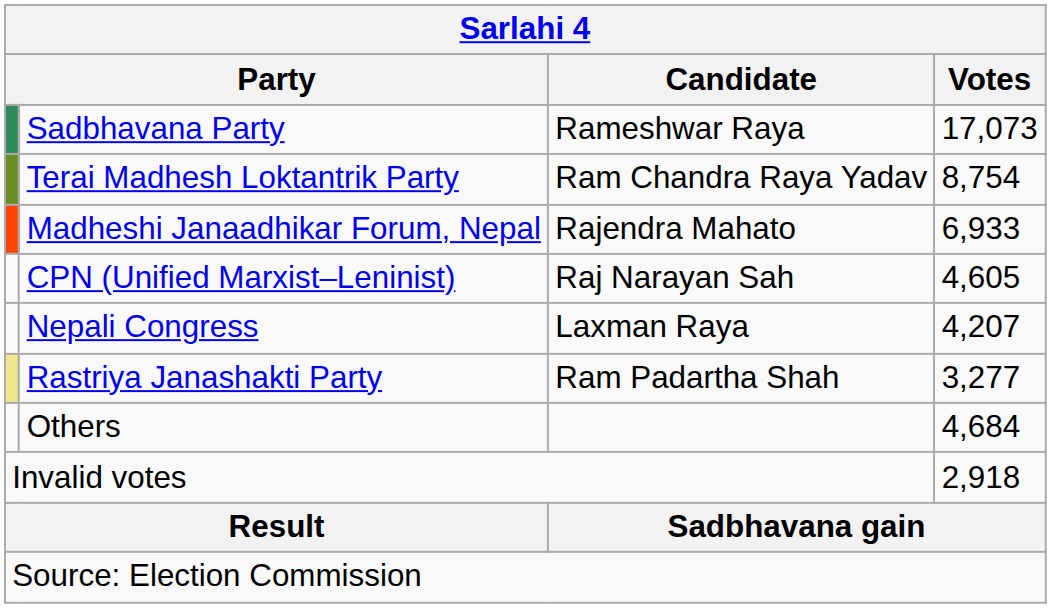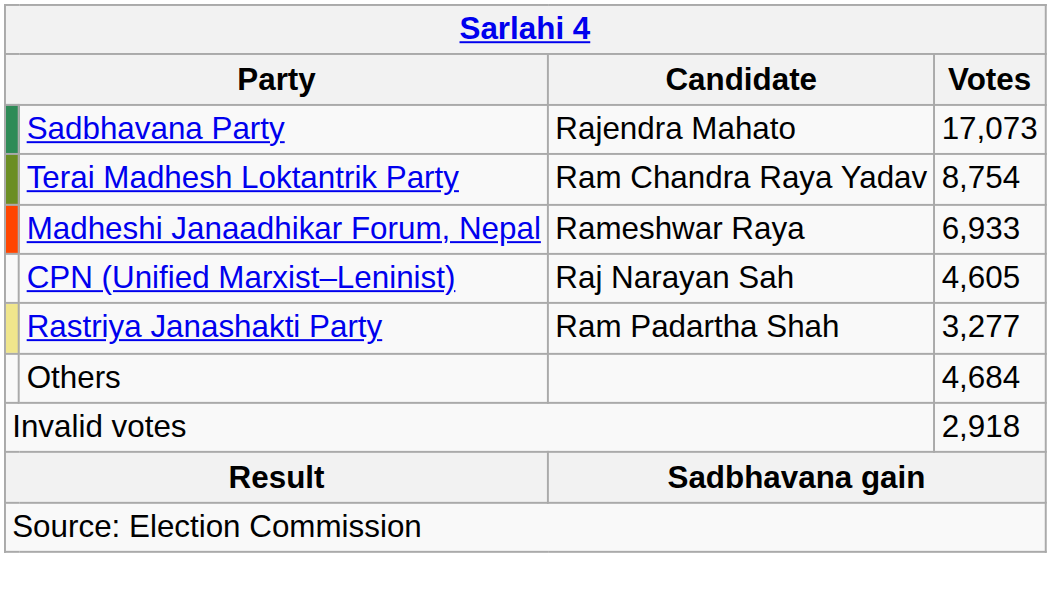(680, 128) Rameshwar Raya -> (676, 128) Rajendra Mahato
(676, 228) Rajendra Mahato -> (680, 228) Rameshwar Raya
- row: (143, 327)
